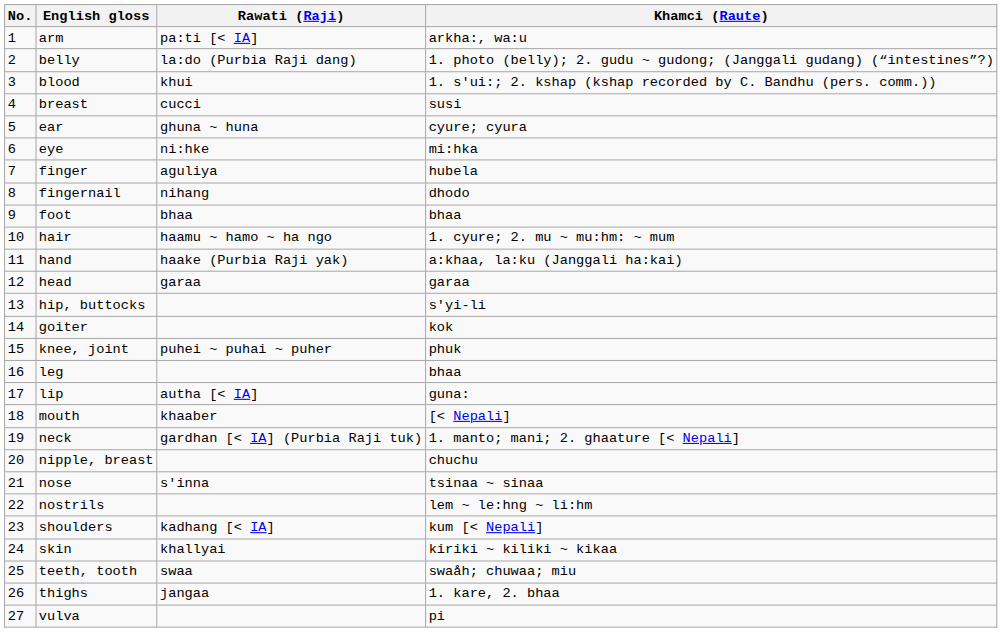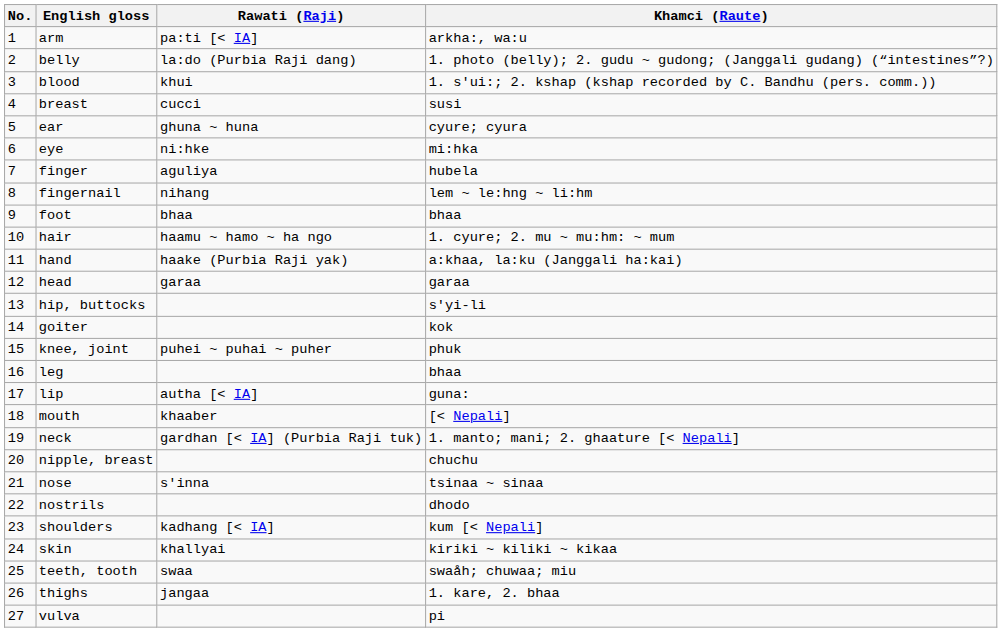(449, 194) dhodo -> (511, 194) lem ~ le:hng ~ li:hm
(511, 505) lem ~ le:hng ~ li:hm -> (449, 505) dhodo
